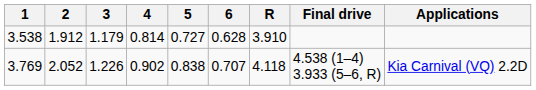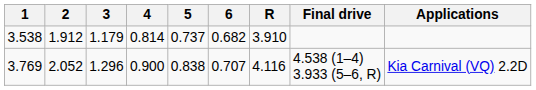(188, 37) 0.727 -> (188, 37) 0.737
(229, 37) 0.628 -> (229, 37) 0.682
(106, 66) 1.226 -> (106, 66) 1.296
(147, 66) 0.902 -> (147, 66) 0.900
(269, 66) 4.118 -> (269, 66) 4.116
